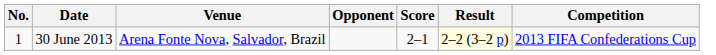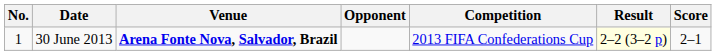columns swapped: (418, 15) <-> (606, 15)
(222, 38) normal -> (228, 38) bold
